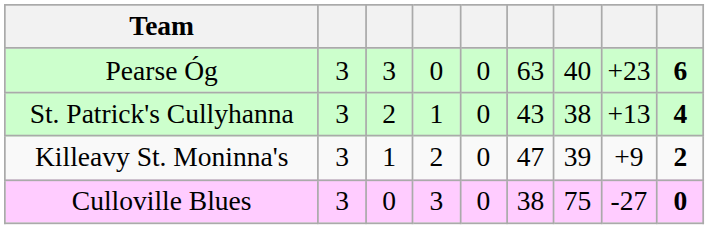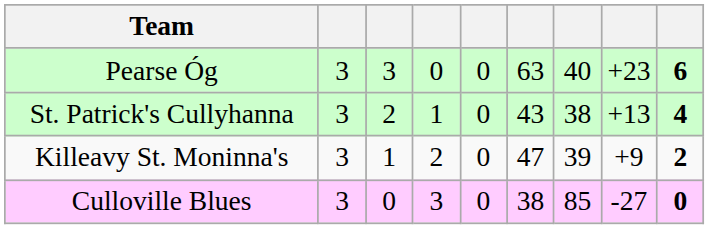(578, 200) 75 -> (578, 200) 85
